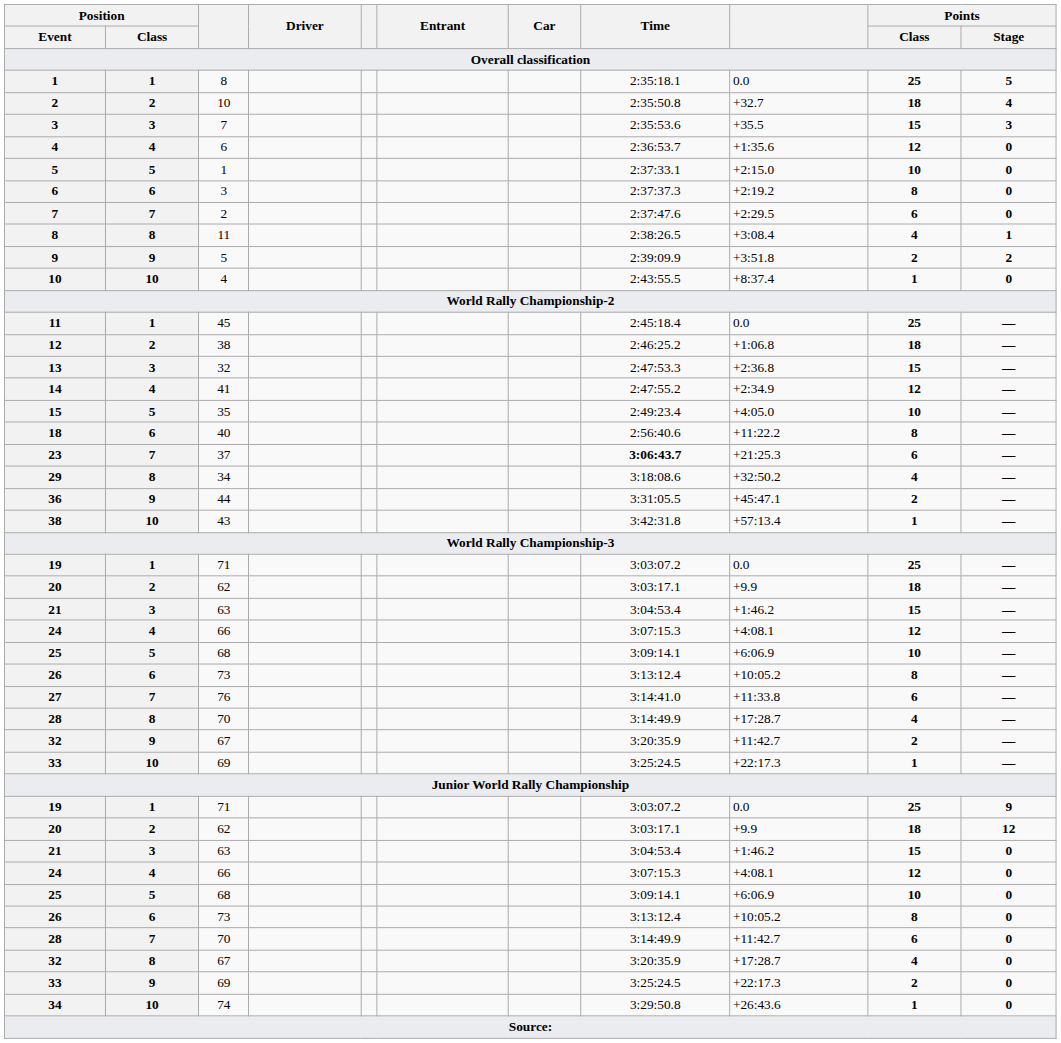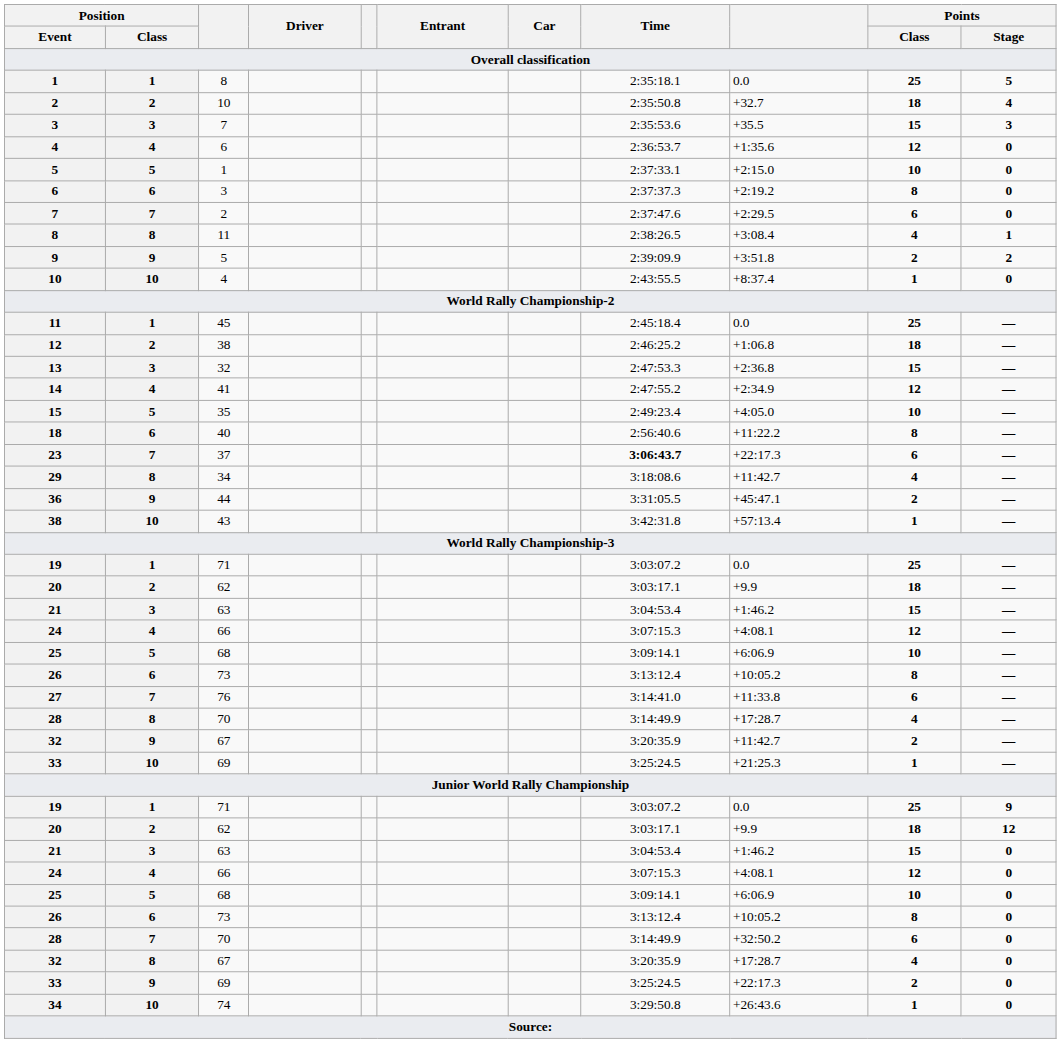(757, 454) +21:25.3 -> (757, 454) +22:17.3
(757, 476) +32:50.2 -> (757, 476) +11:42.7
(757, 762) +22:17.3 -> (757, 762) +21:25.3
(757, 938) +11:42.7 -> (757, 938) +32:50.2
